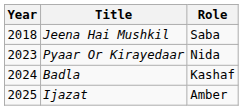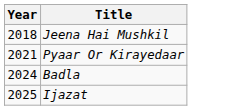- column: (213, 15)
(22, 55) 2023 -> (22, 55) 2021
